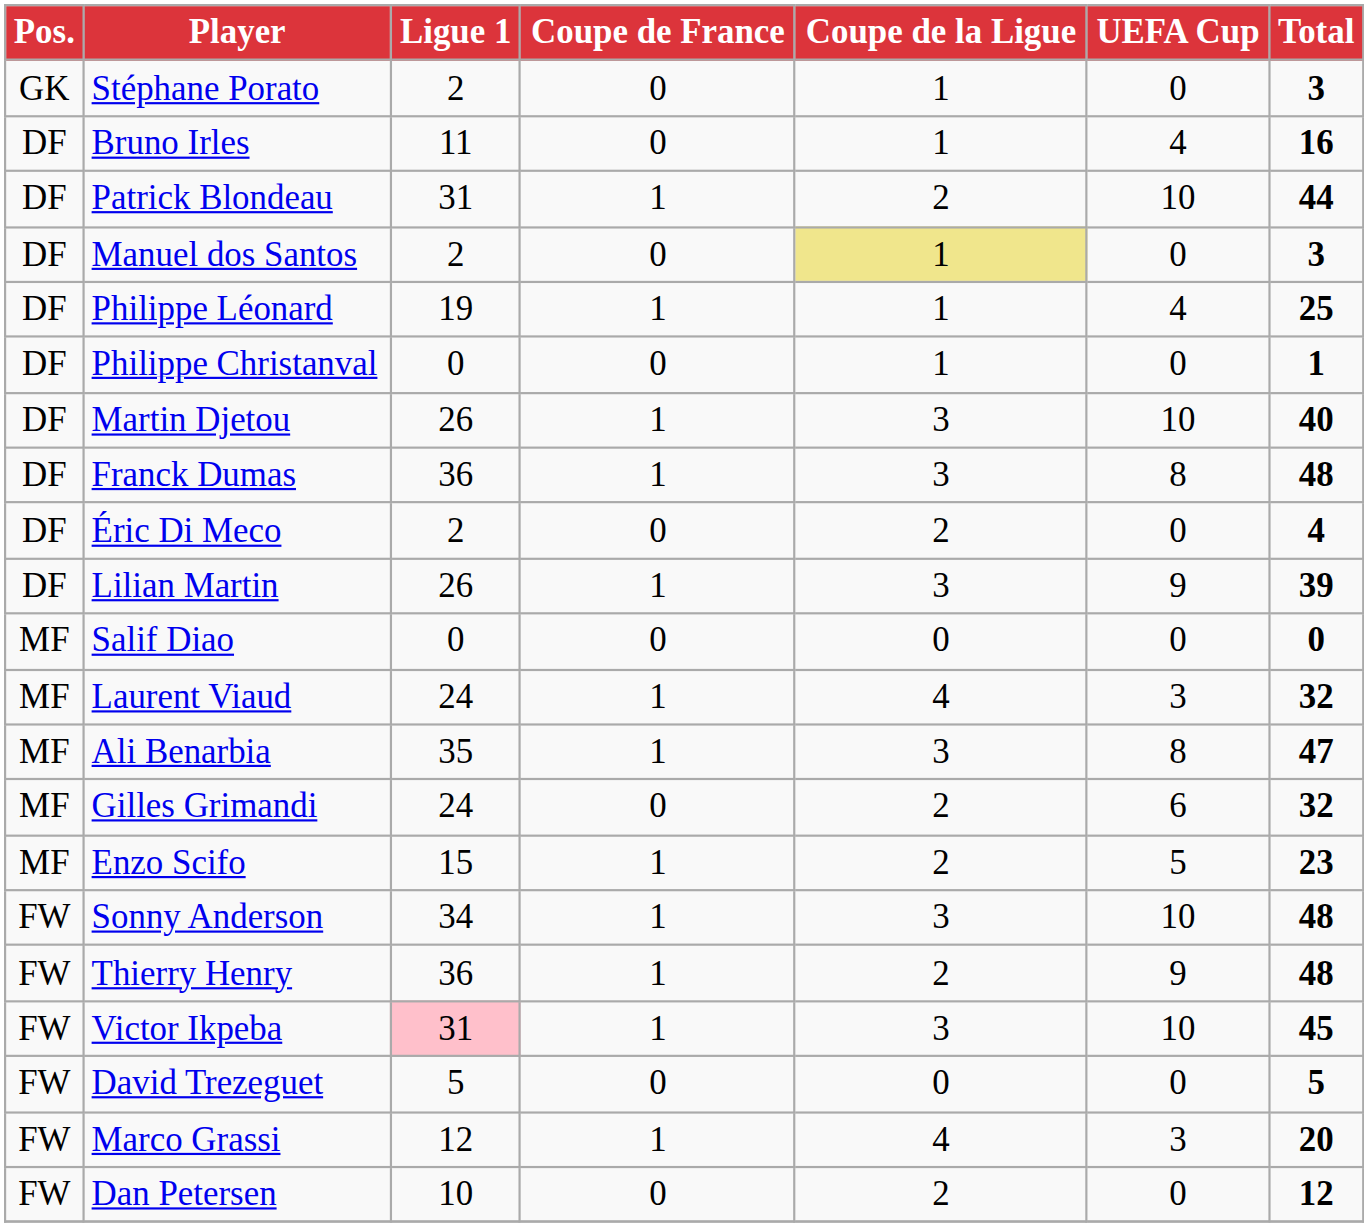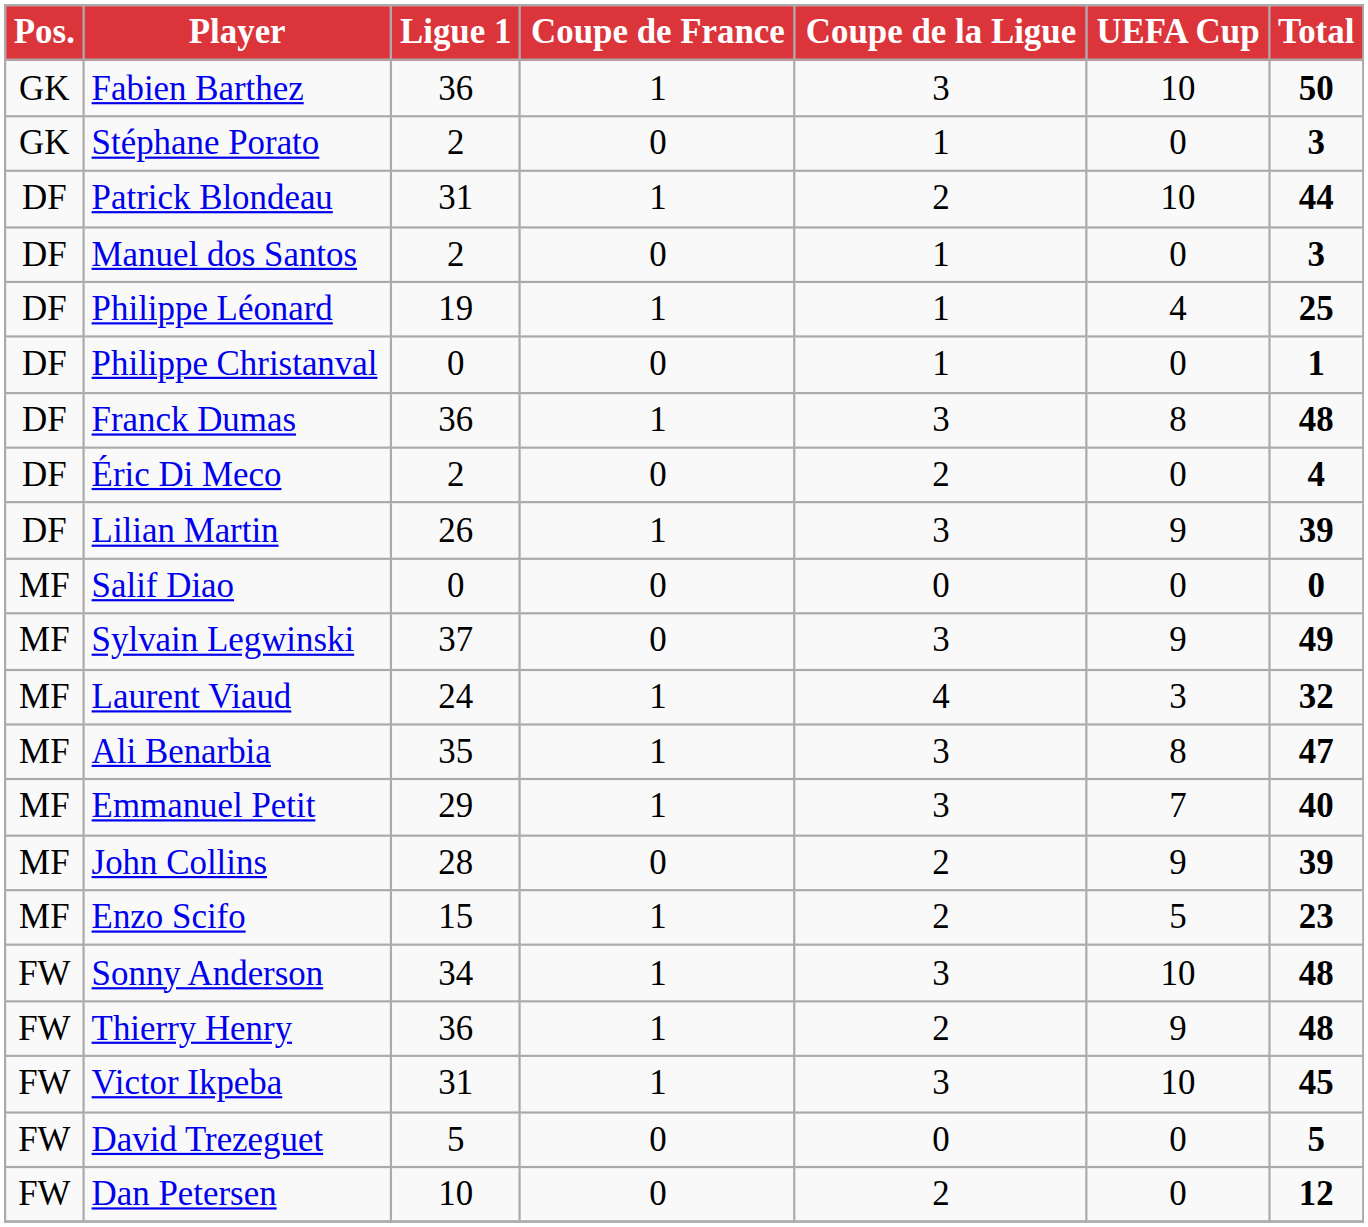+ row: (198, 87)
- row: (171, 142)
(941, 253) khaki background -> (941, 253) no background
- row: (191, 419)
+ row: (223, 640)
- row: (204, 806)
+ row: (204, 806)
+ row: (179, 861)
(456, 1027) pink background -> (456, 1083) no background
- row: (186, 1138)
